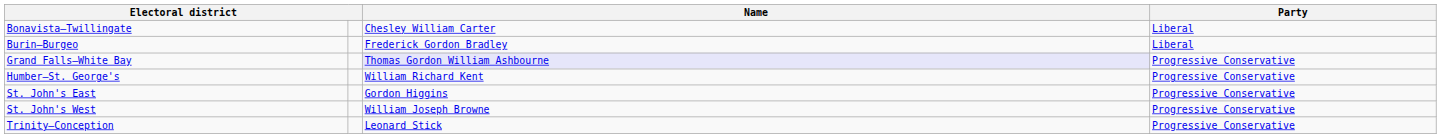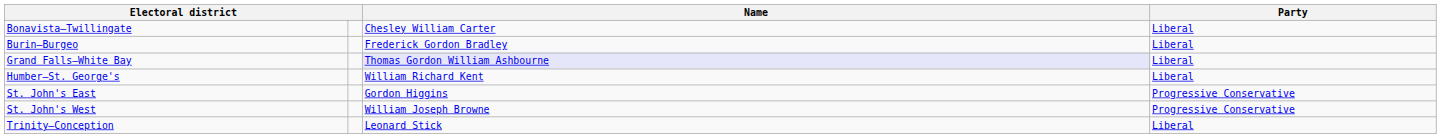(1223, 61) Progressive Conservative -> (1173, 61) Liberal
(1223, 77) Progressive Conservative -> (1173, 77) Liberal
(1223, 125) Progressive Conservative -> (1173, 125) Liberal
